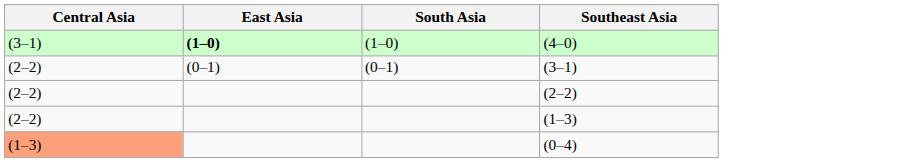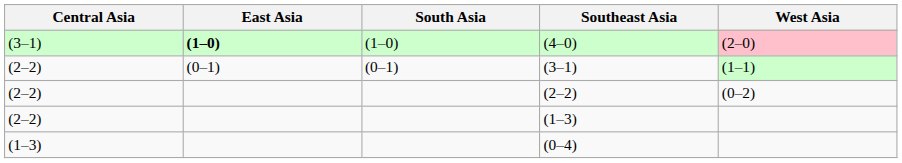+ column: (807, 17)
(25, 144) lightsalmon background -> (25, 144) no background
